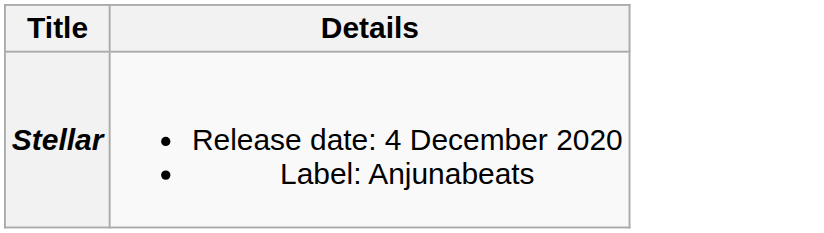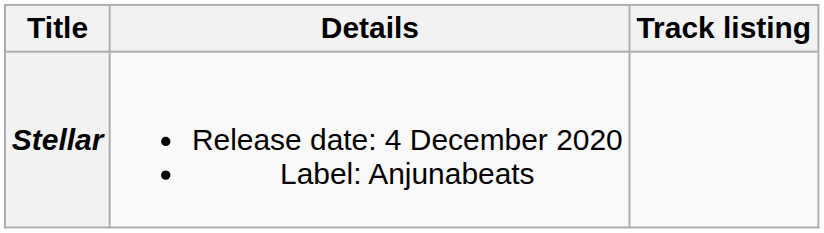+ column: (724, 28)
